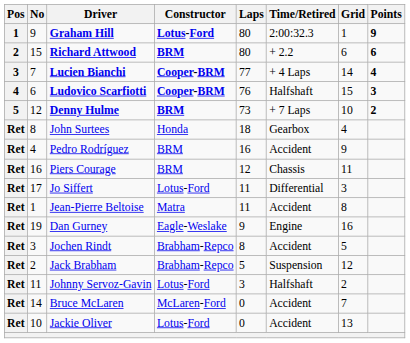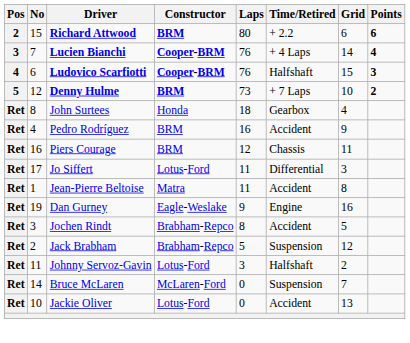- row: (82, 33)
(245, 72) 77 -> (245, 52) 76
(290, 303) Accident -> (296, 284) Suspension
